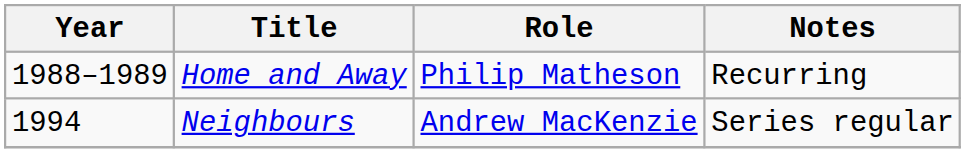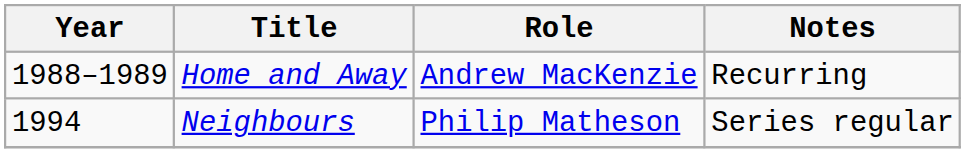(550, 76) Philip Matheson -> (559, 76) Andrew MacKenzie
(559, 123) Andrew MacKenzie -> (550, 123) Philip Matheson
